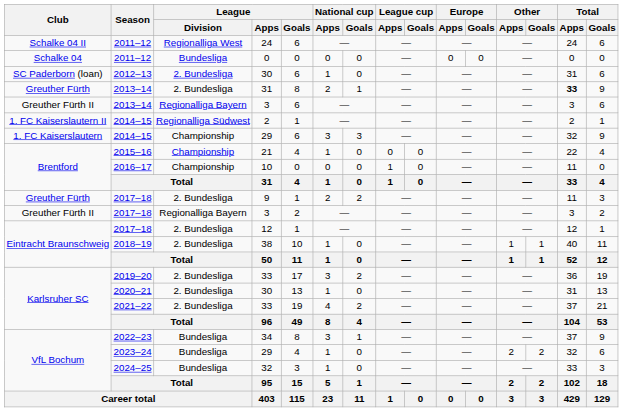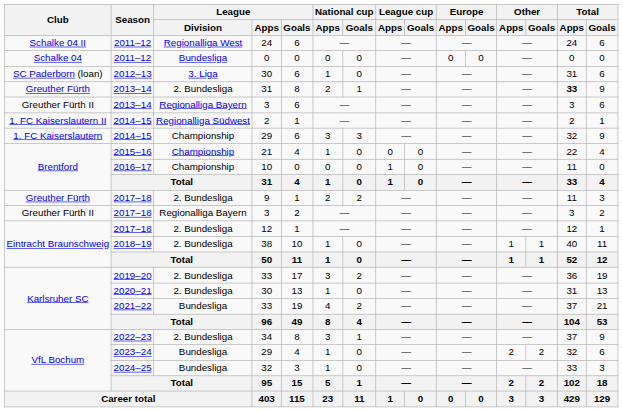(203, 74) 2. Bundesliga -> (203, 74) 3. Liga
(203, 306) 2. Bundesliga -> (203, 306) Bundesliga
(203, 337) Bundesliga -> (203, 337) 2. Bundesliga
